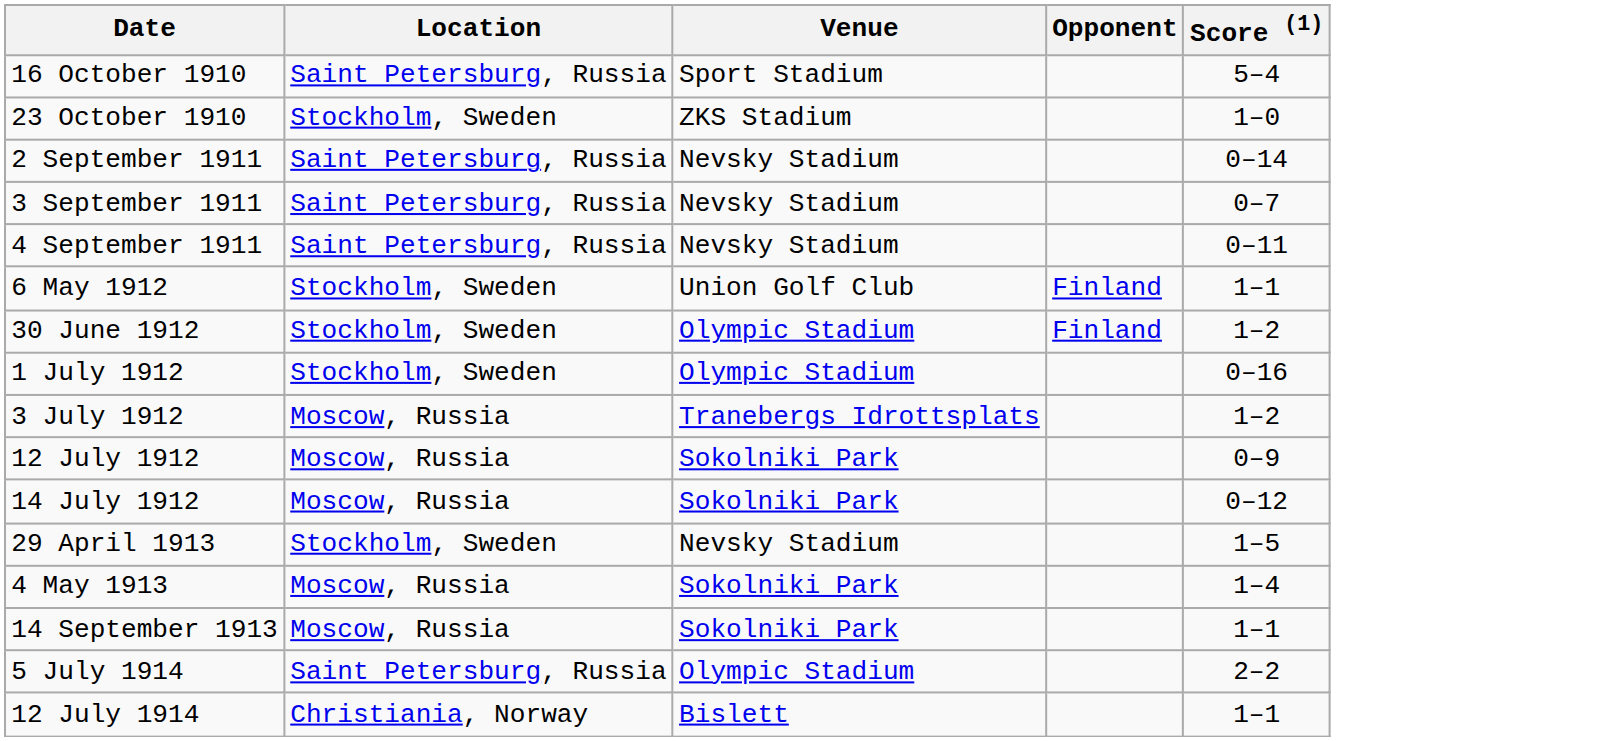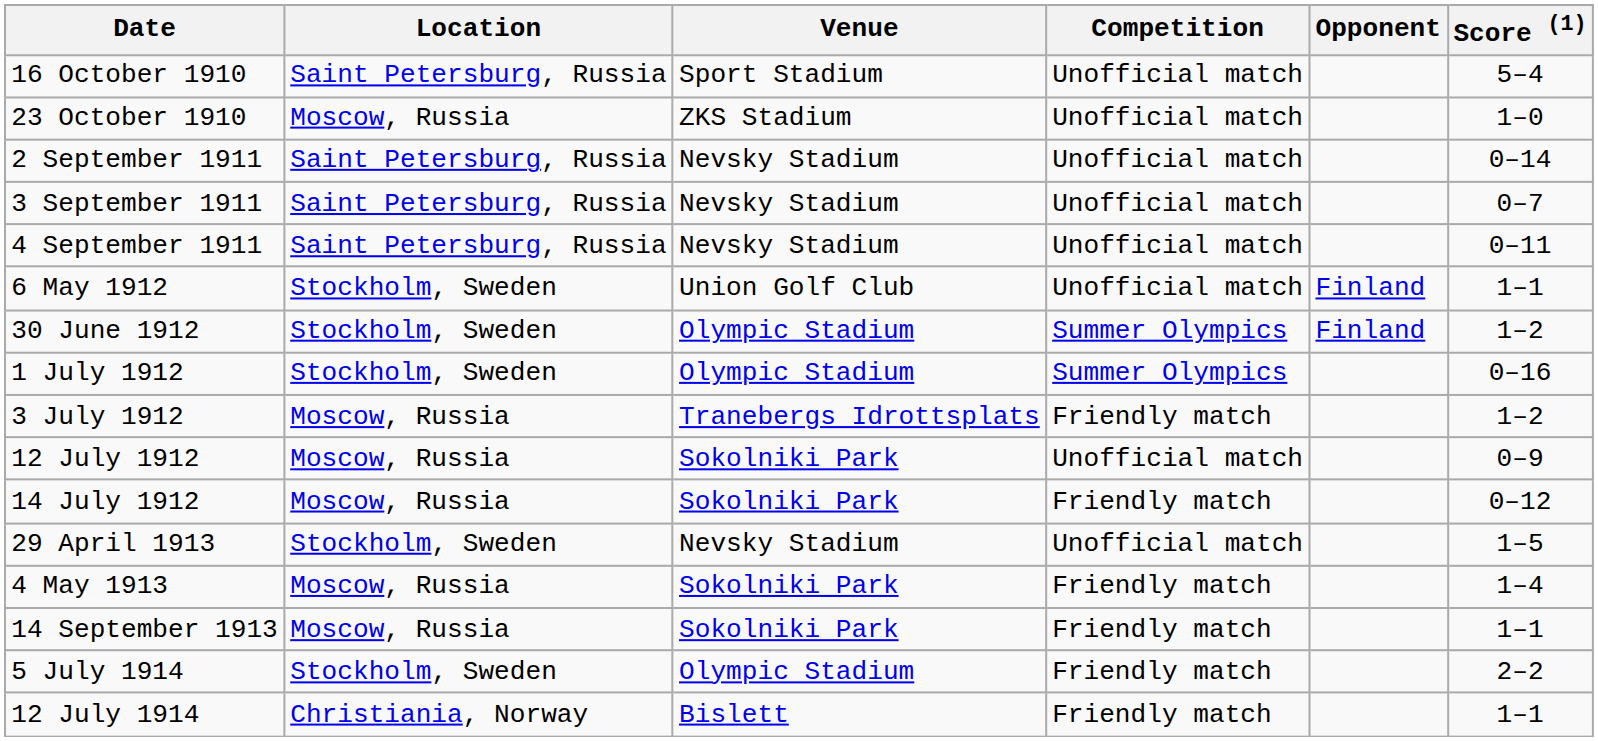+ column: (1178, 30)
(424, 118) Stockholm, Sweden -> (400, 118) Moscow, Russia
(478, 672) Saint Petersburg, Russia -> (424, 672) Stockholm, Sweden
